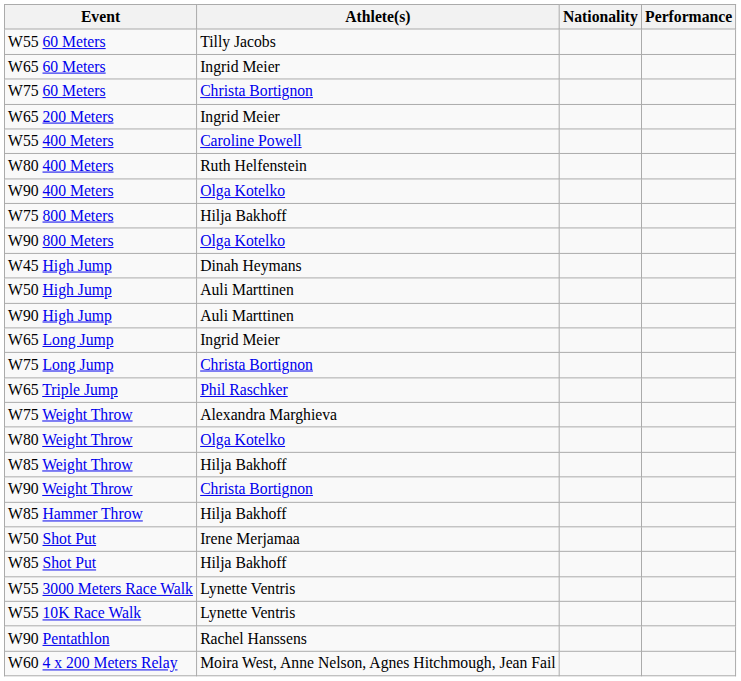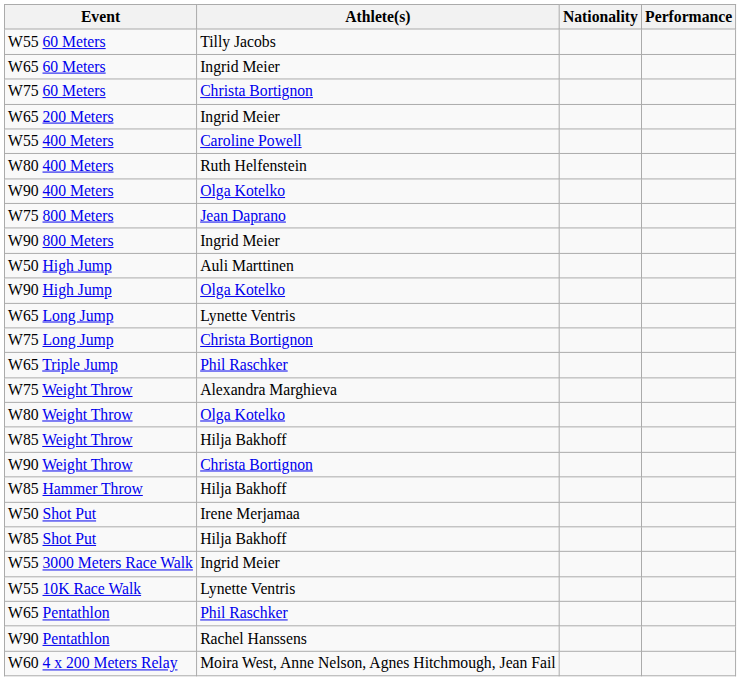(243, 215) Hilja Bakhoff -> (243, 215) Jean Daprano
(243, 240) Olga Kotelko -> (240, 240) Ingrid Meier
- row: (60, 265)
(247, 315) Auli Marttinen -> (243, 290) Olga Kotelko
(240, 340) Ingrid Meier -> (248, 315) Lynette Ventris
(248, 588) Lynette Ventris -> (240, 564) Ingrid Meier
+ row: (59, 613)
